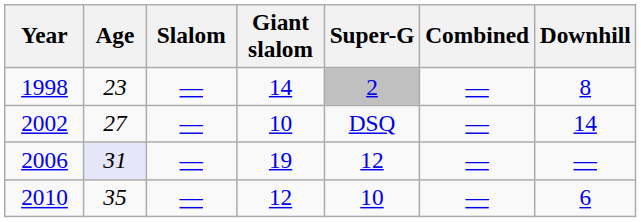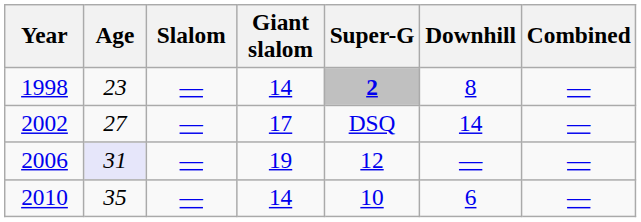columns swapped: (585, 36) <-> (477, 36)
(372, 86) normal -> (372, 86) bold
(281, 123) 10 -> (281, 123) 17
(281, 197) 12 -> (281, 197) 14
